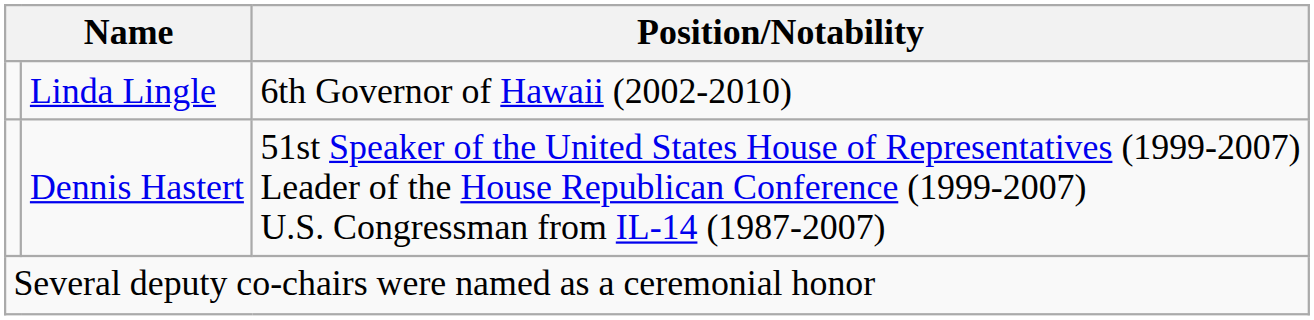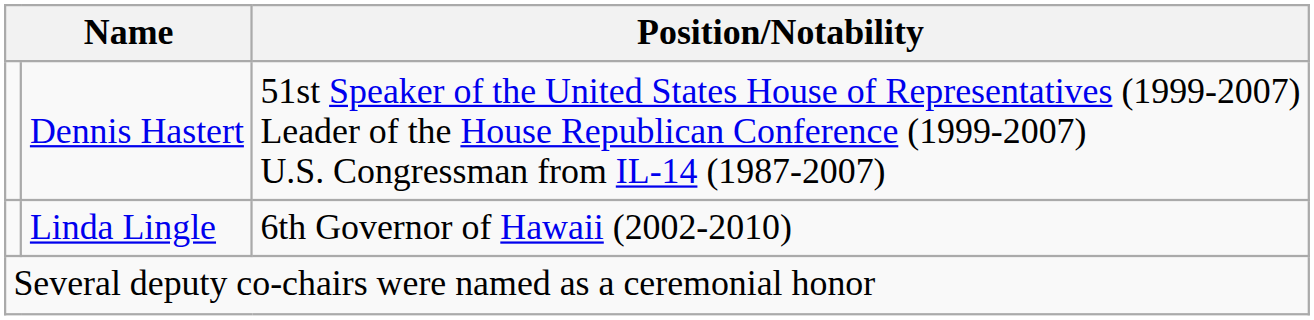rows swapped: (137, 186) <-> (123, 89)
